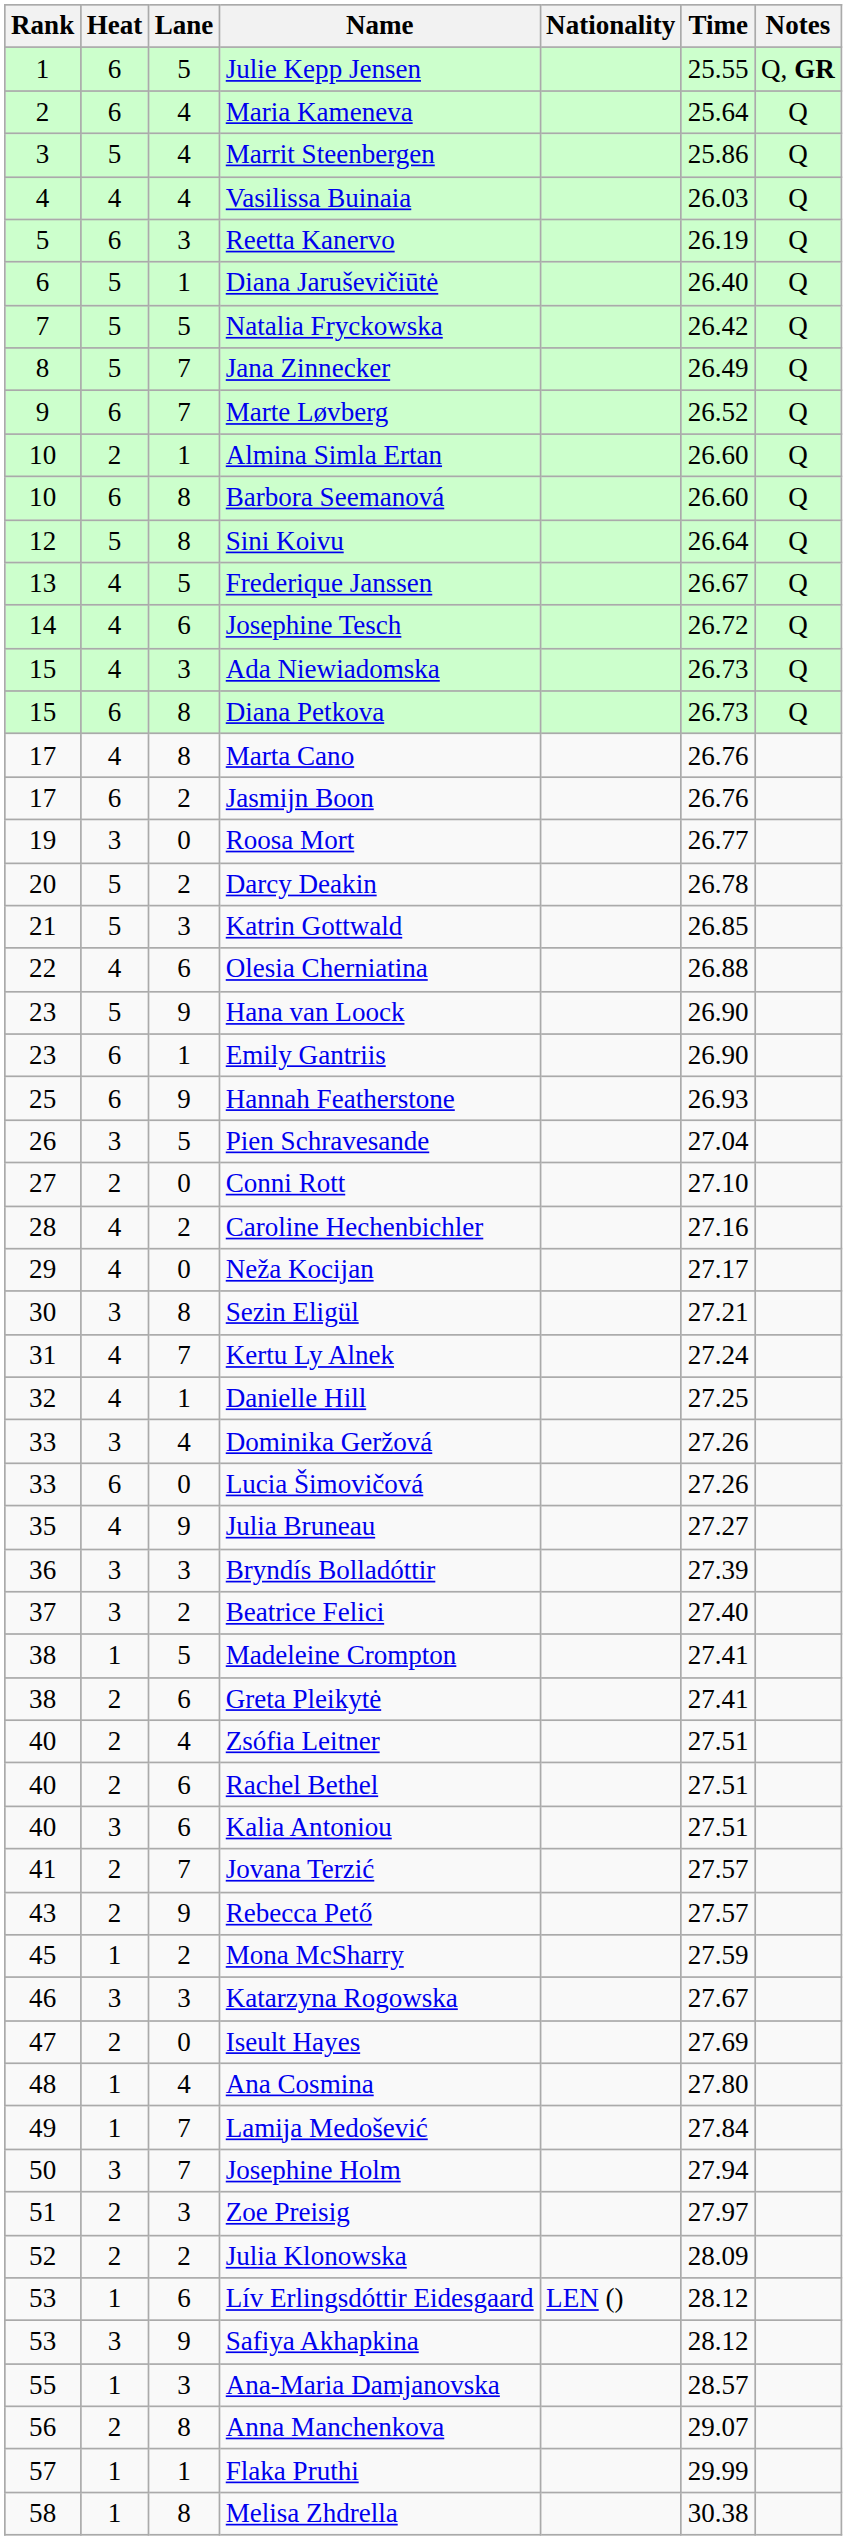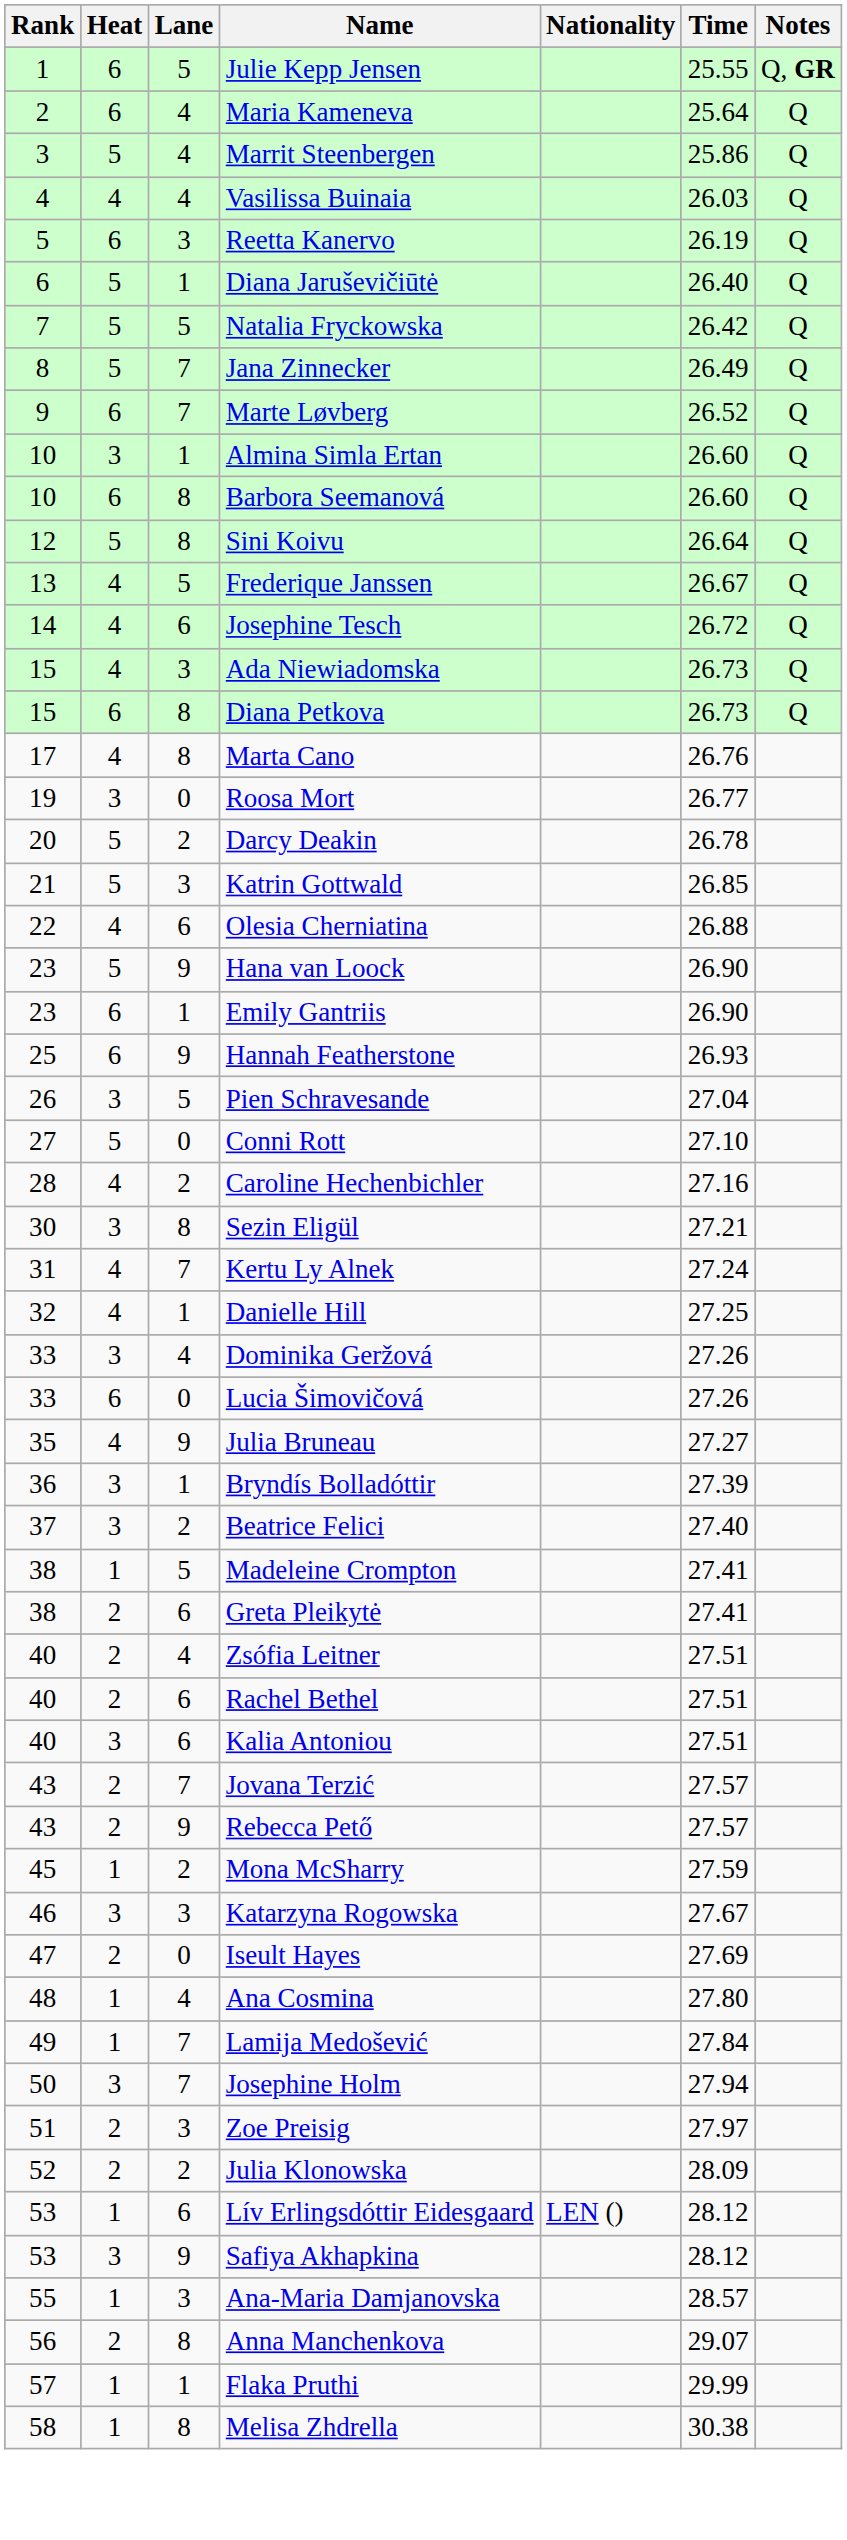(114, 454) 2 -> (114, 454) 3
- row: (300, 797)
(114, 1183) 2 -> (114, 1140) 5
- row: (300, 1269)
(184, 1569) 3 -> (184, 1483) 1
(43, 1869) 41 -> (43, 1784) 43
